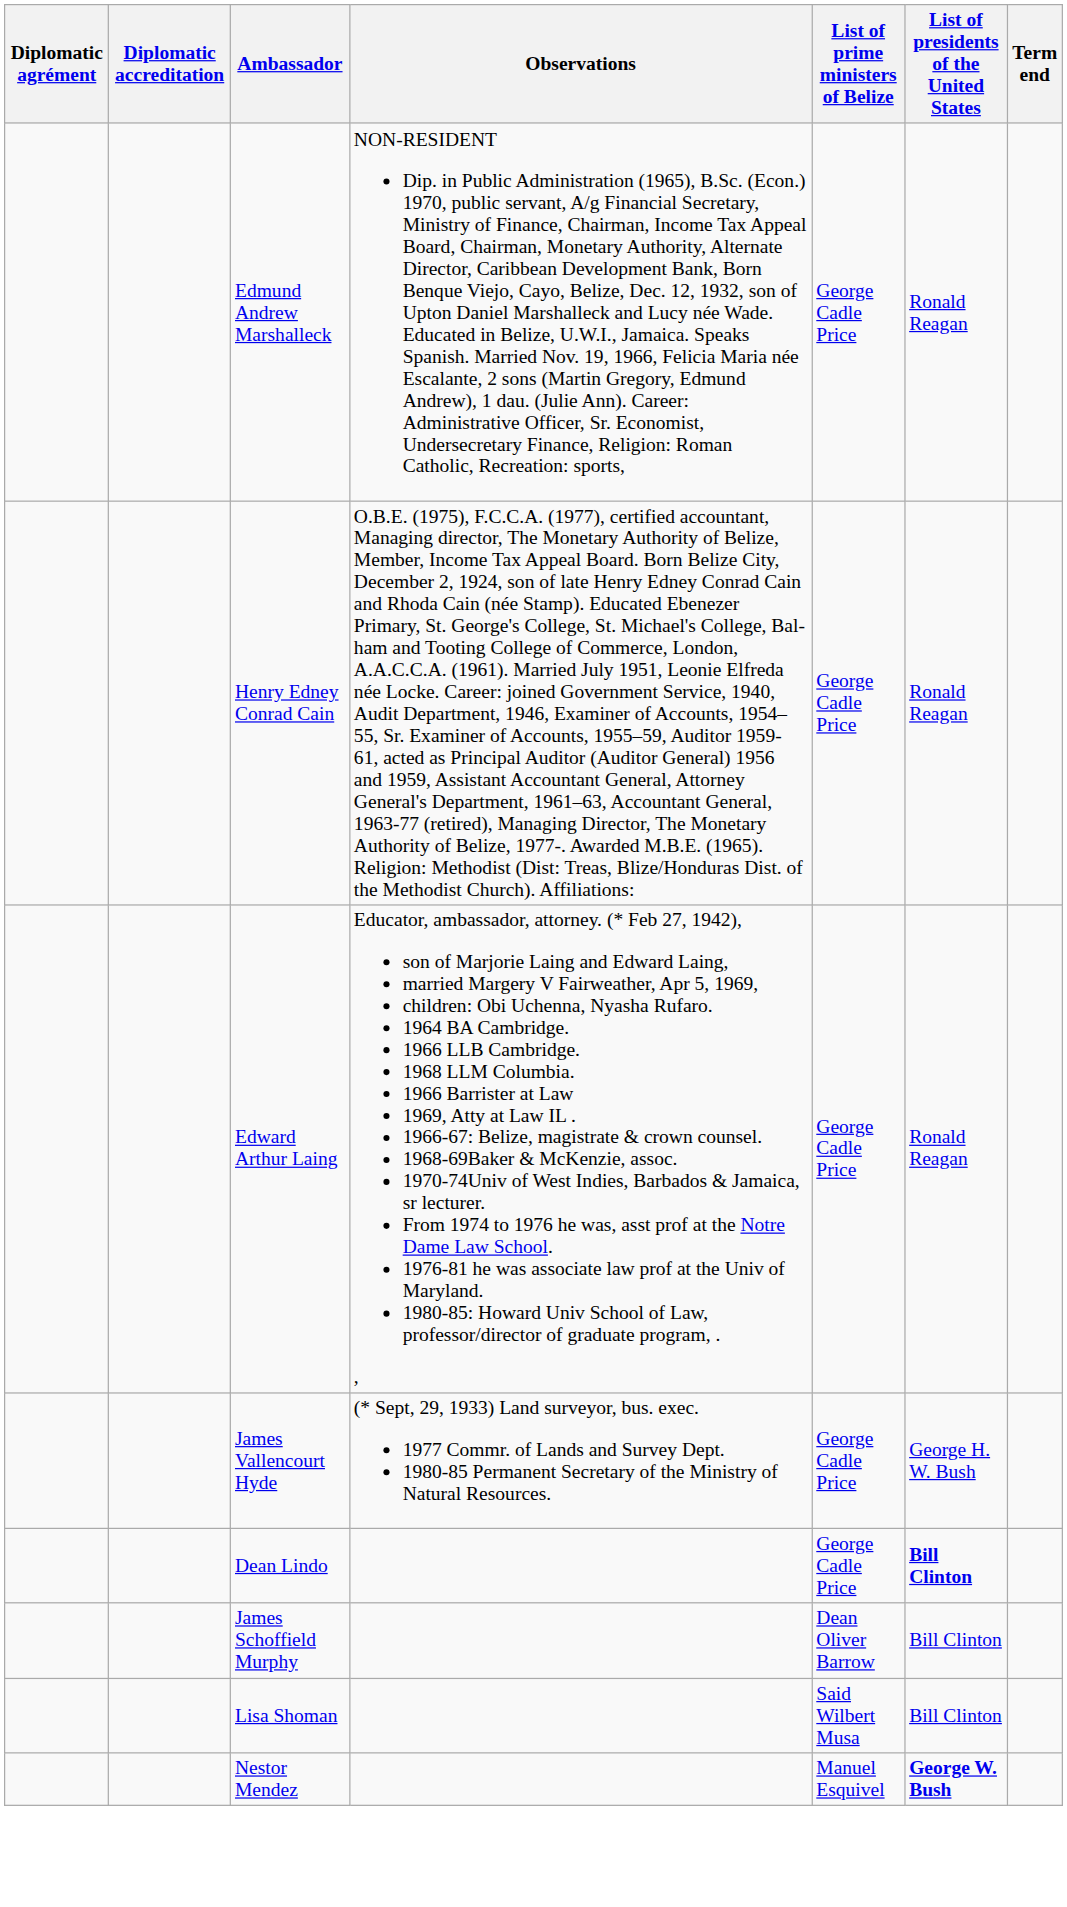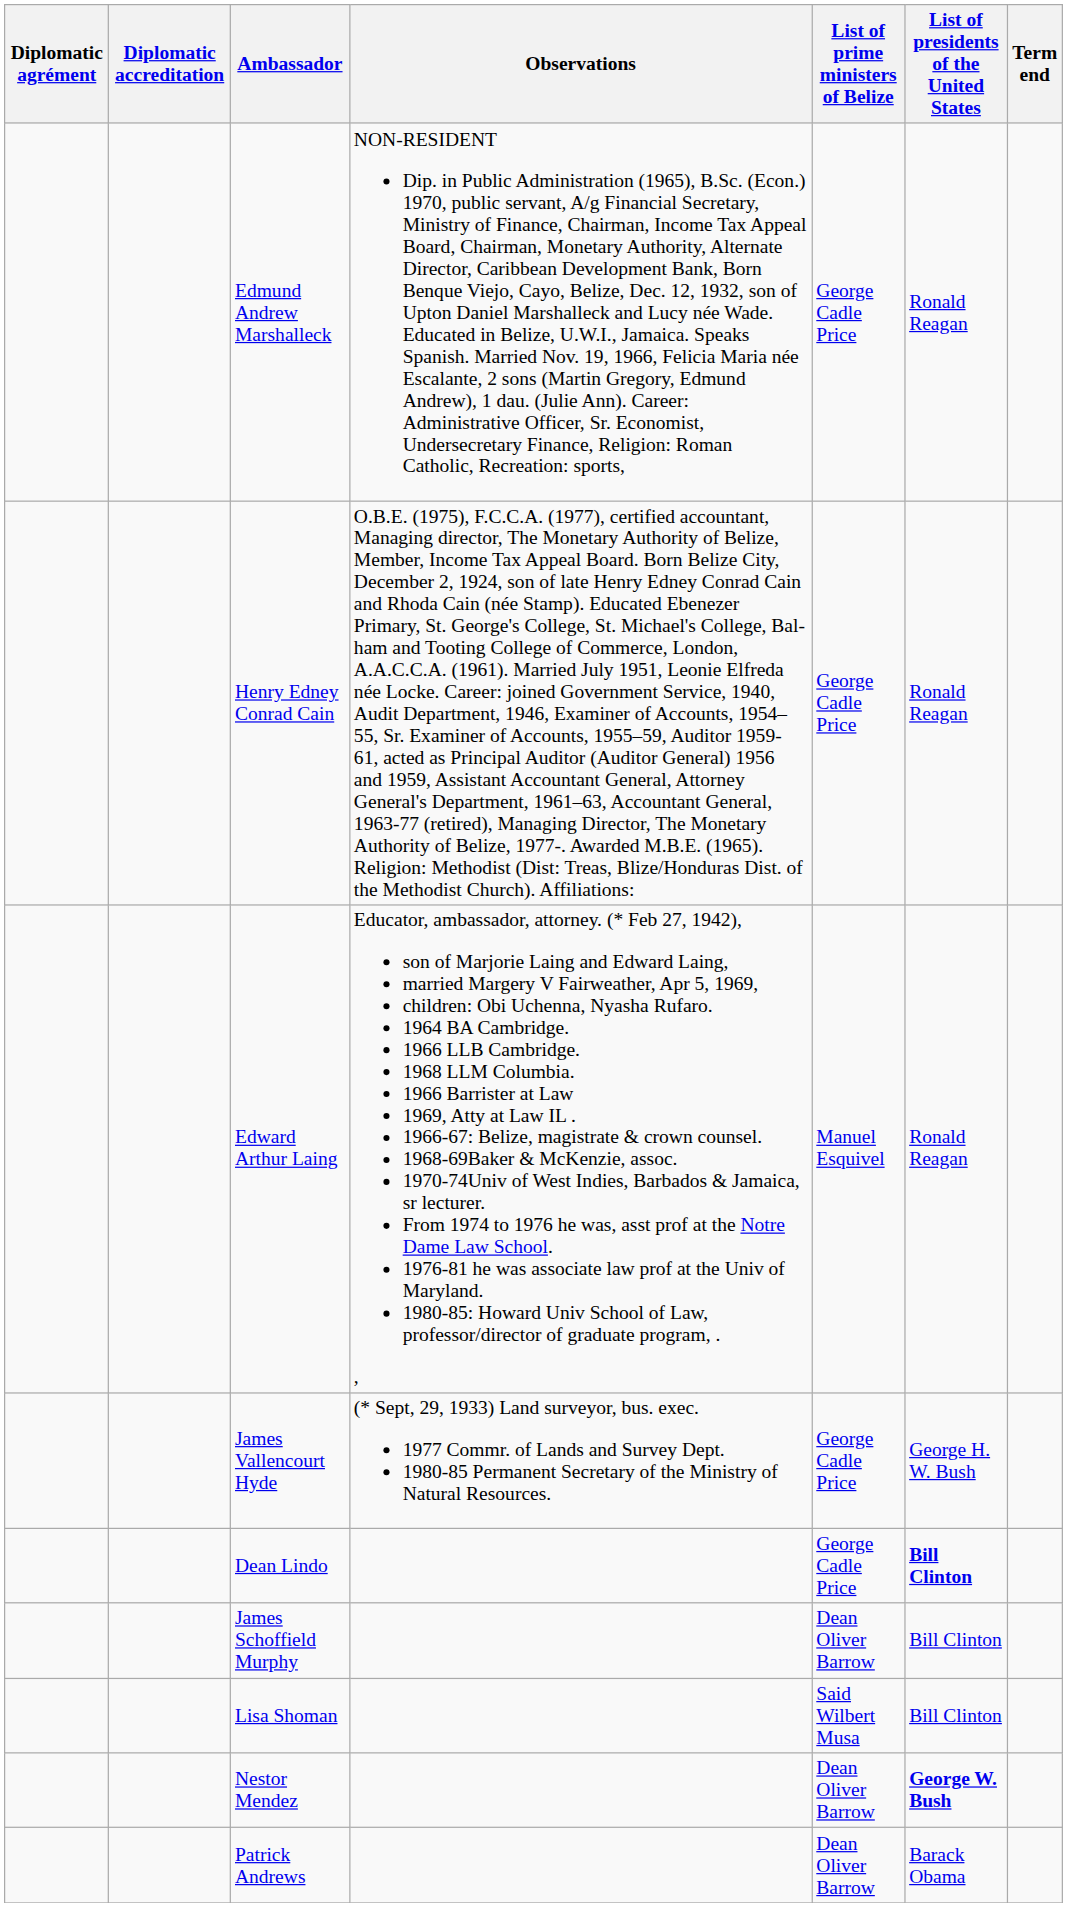(845, 1148) George Cadle Price -> (850, 1148) Manuel Esquivel
(850, 1779) Manuel Esquivel -> (846, 1790) Dean Oliver Barrow
+ row: (270, 1865)
